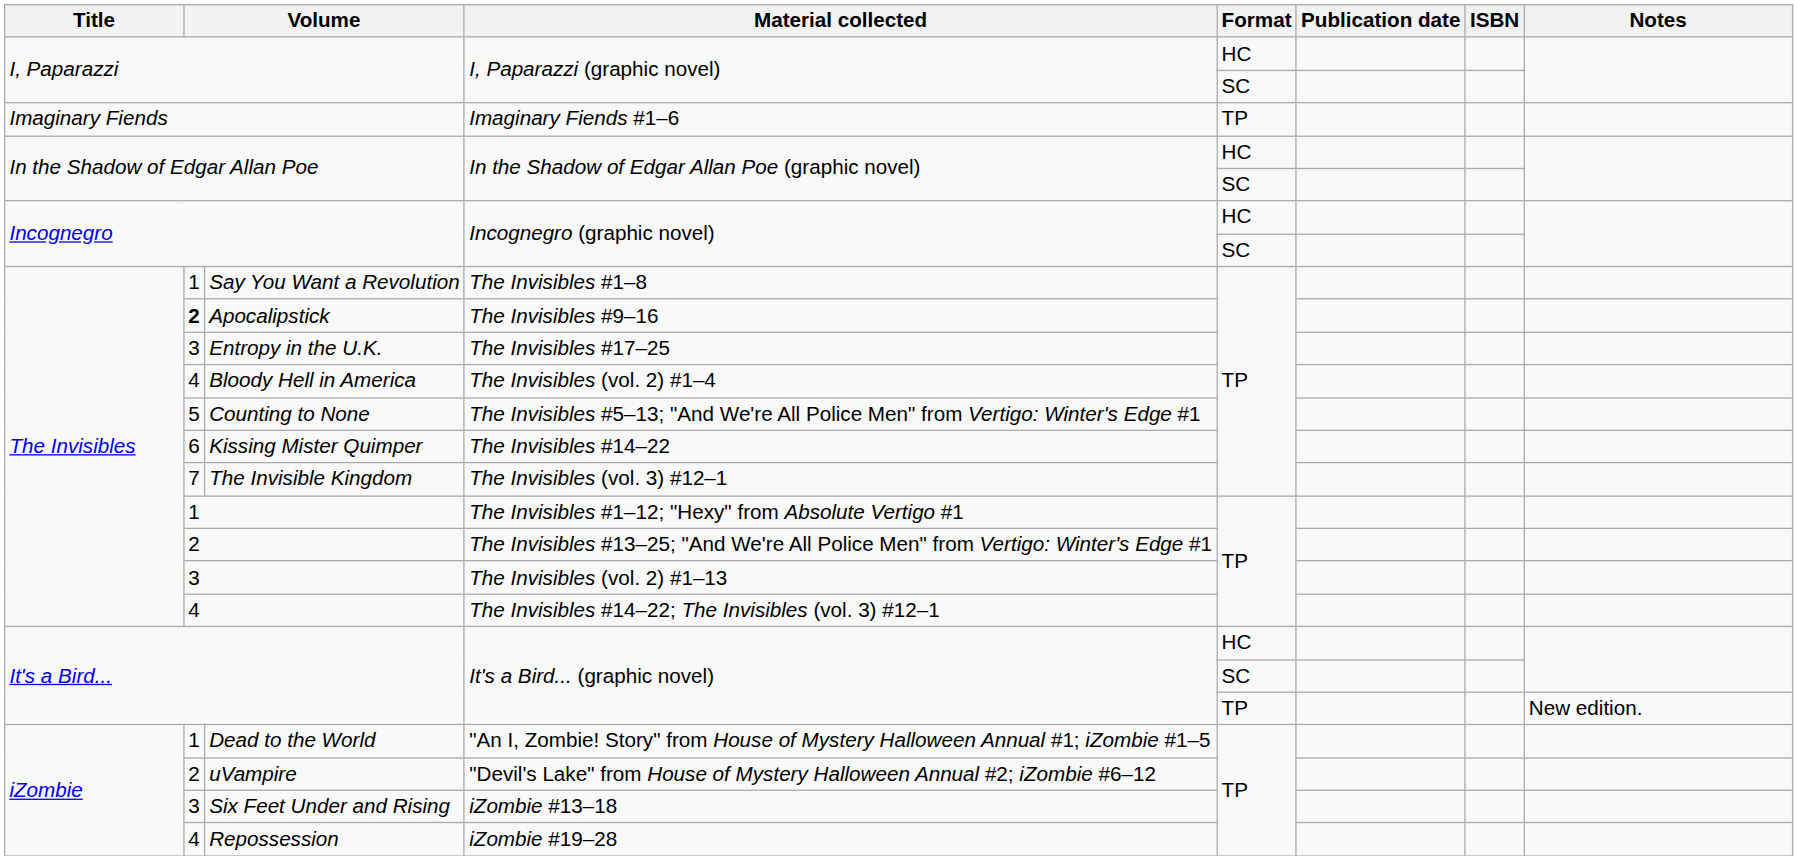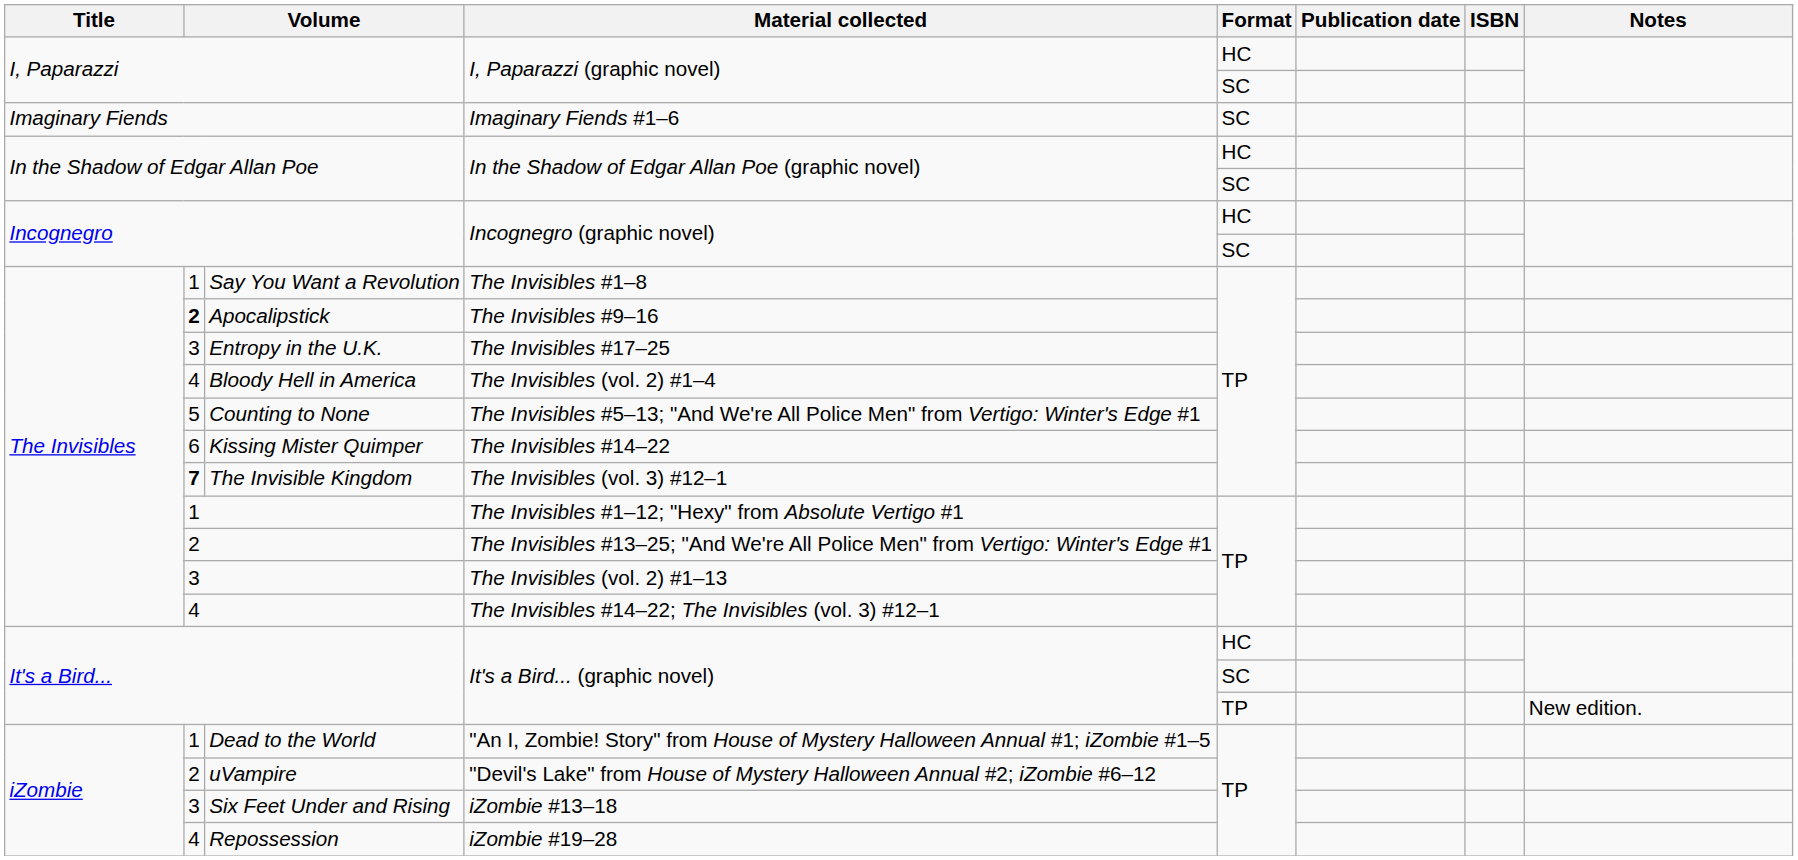(1235, 119) TP -> (1236, 119) SC
(194, 479) normal -> (194, 479) bold
